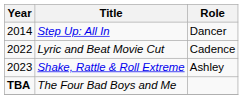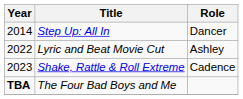(213, 49) Cadence -> (207, 49) Ashley
(207, 67) Ashley -> (213, 67) Cadence
